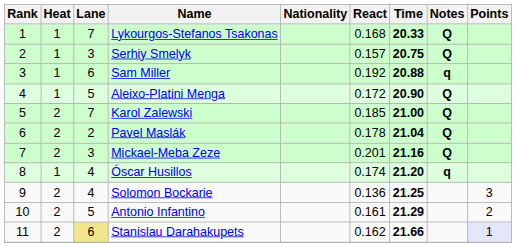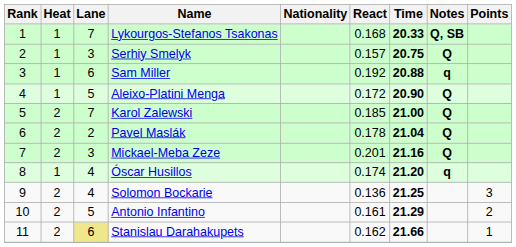(447, 34) Q -> (447, 34) Q, SB
(489, 232) lavender background -> (489, 232) no background
